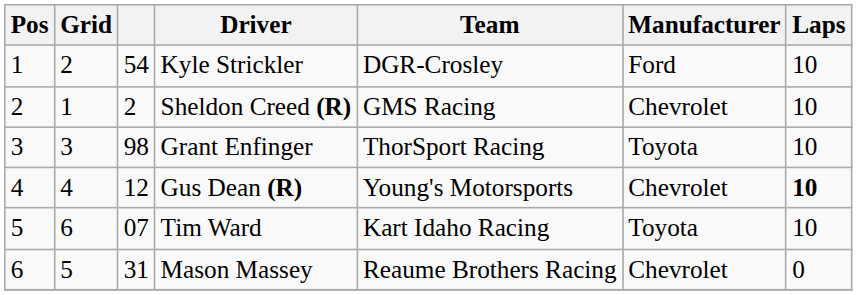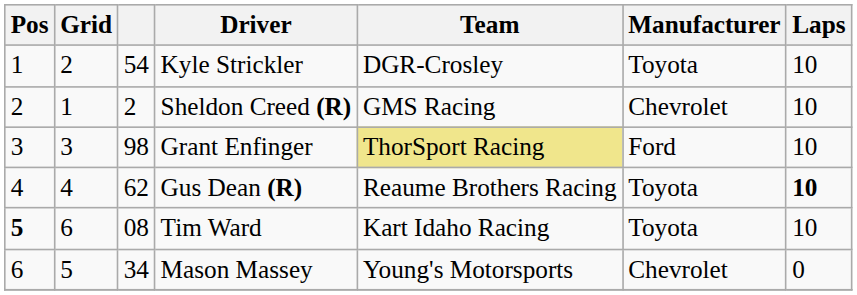(652, 65) Ford -> (663, 65) Toyota
(454, 146) no background -> (454, 146) khaki background
(663, 146) Toyota -> (652, 146) Ford
(136, 187) 12 -> (136, 187) 62
(468, 187) Young's Motorsports -> (490, 187) Reaume Brothers Racing
(678, 187) Chevrolet -> (663, 187) Toyota
(17, 227) normal -> (17, 227) bold
(136, 227) 07 -> (136, 227) 08
(136, 268) 31 -> (136, 268) 34
(490, 268) Reaume Brothers Racing -> (468, 268) Young's Motorsports
